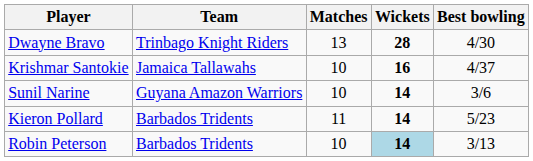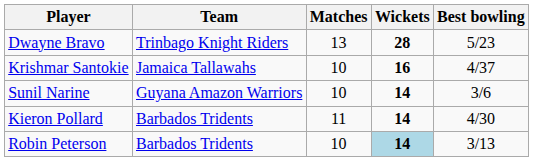(481, 42) 4/30 -> (481, 42) 5/23
(481, 118) 5/23 -> (481, 118) 4/30
